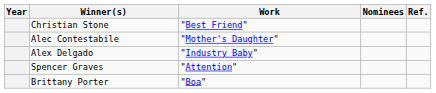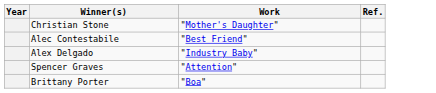- column: (383, 11)
(214, 25) "Best Friend" -> (229, 25) "Mother's Daughter"
(229, 39) "Mother's Daughter" -> (214, 39) "Best Friend"
